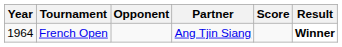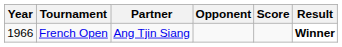columns swapped: (213, 14) <-> (141, 14)
(20, 33) 1964 -> (20, 33) 1966
